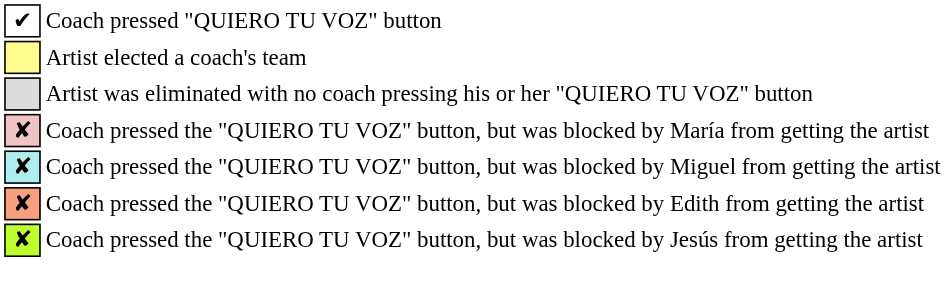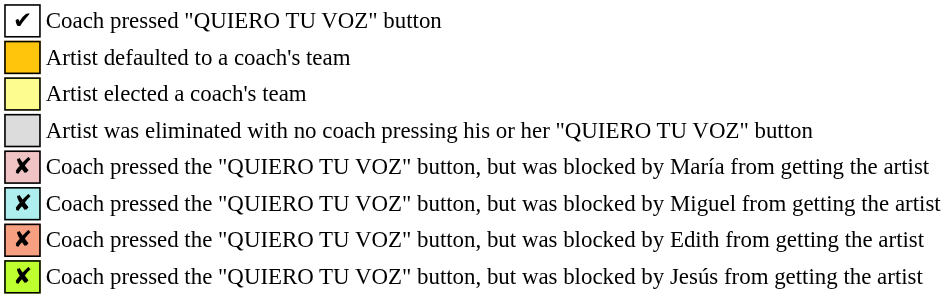+ row: (198, 57)
